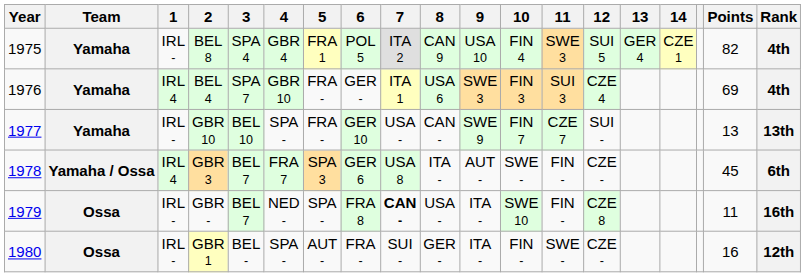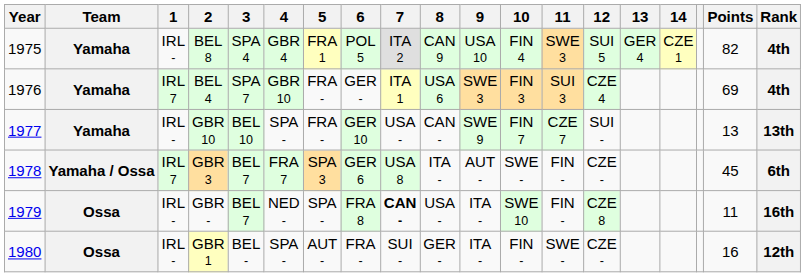(173, 89) IRL 4 -> (173, 89) IRL 7
(173, 171) IRL 4 -> (173, 171) IRL 7
